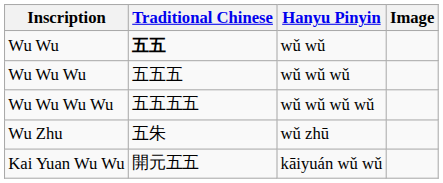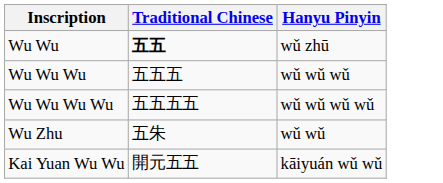- column: (412, 17)
(303, 45) wǔ wǔ -> (305, 45) wǔ zhū
(305, 134) wǔ zhū -> (303, 134) wǔ wǔ
